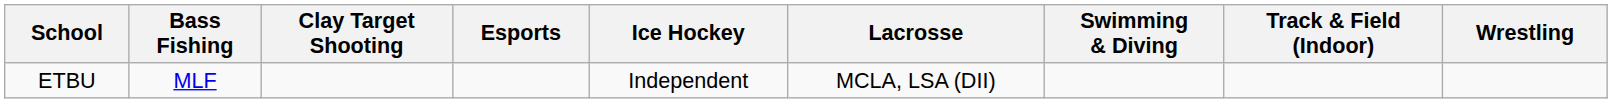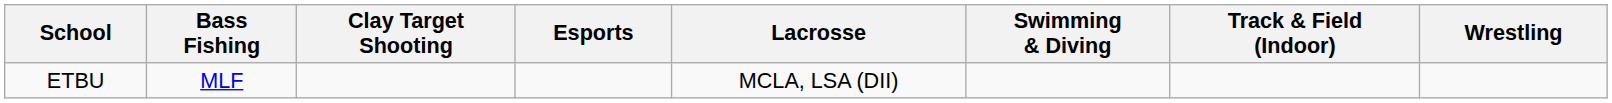- column: (688, 33)
